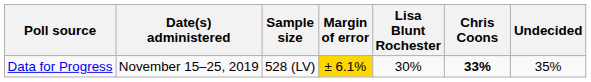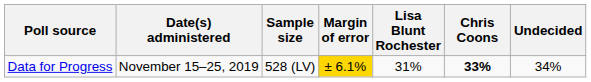(408, 66) 30% -> (408, 66) 31%
(548, 66) 35% -> (548, 66) 34%
